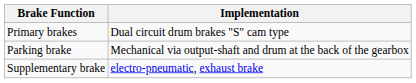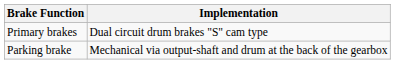- row: (56, 68)
